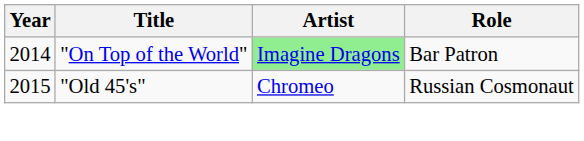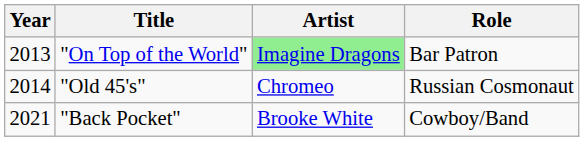(30, 53) 2014 -> (30, 53) 2013
(30, 86) 2015 -> (30, 86) 2014
+ row: (120, 119)
